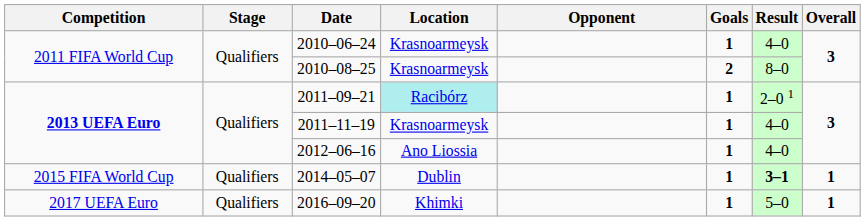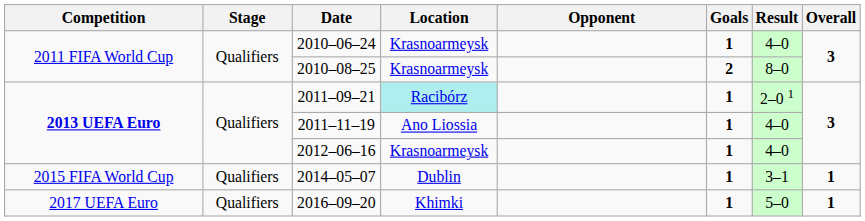(439, 125) Krasnoarmeysk -> (439, 125) Ano Liossia
(439, 151) Ano Liossia -> (439, 151) Krasnoarmeysk
(777, 177) bold -> (777, 177) normal
